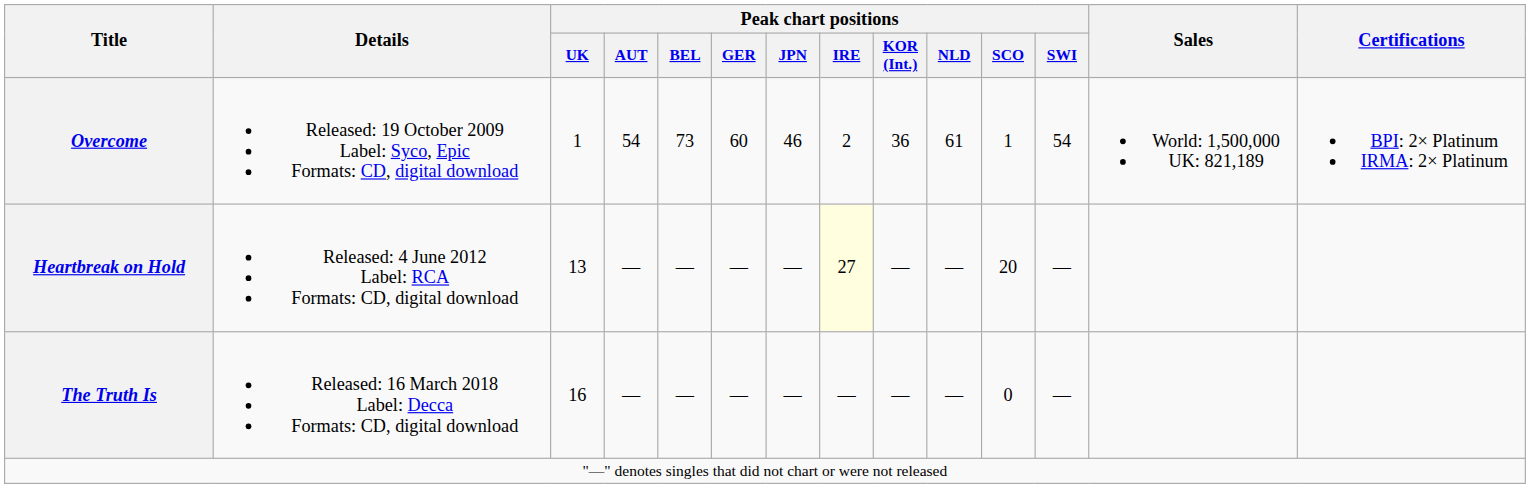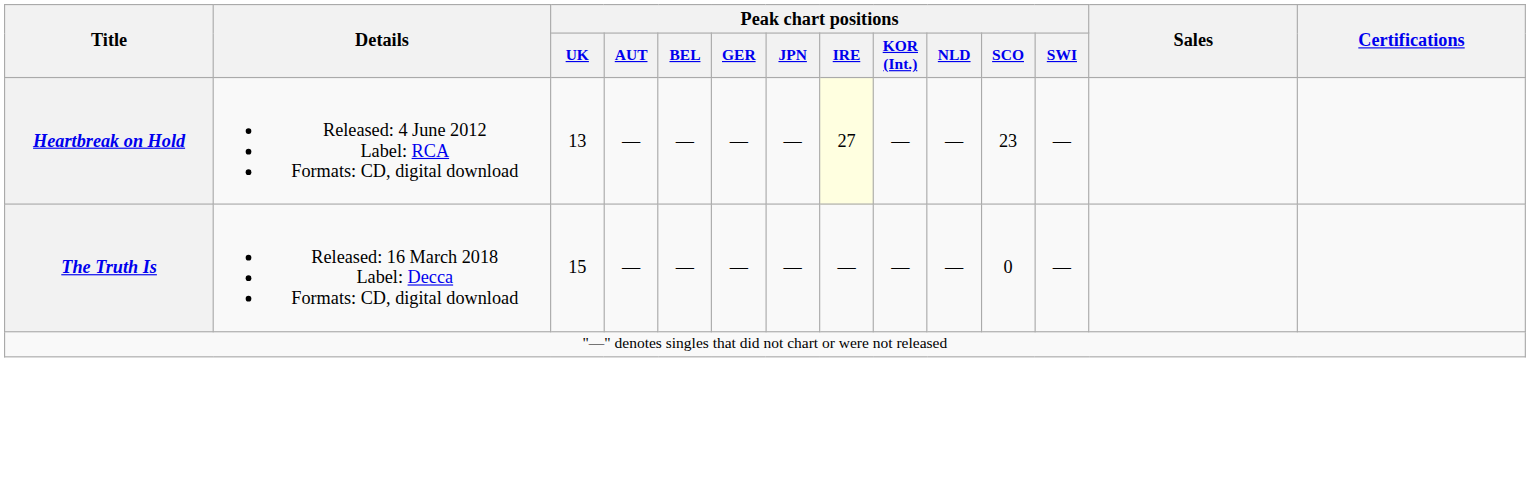- row: (109, 140)
(1008, 267) 20 -> (1008, 140) 23
(577, 394) 16 -> (577, 267) 15
